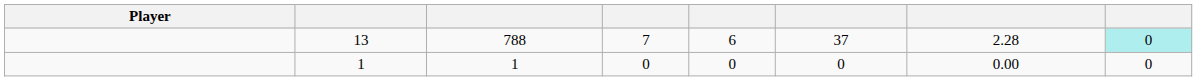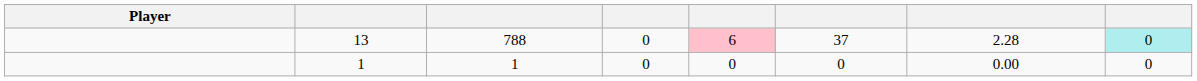(646, 40) 7 -> (646, 40) 0
(732, 40) no background -> (732, 40) pink background
